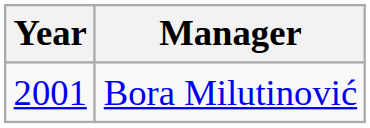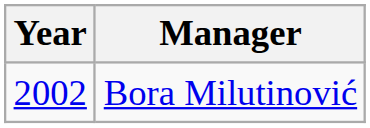(50, 91) 2001 -> (50, 91) 2002
